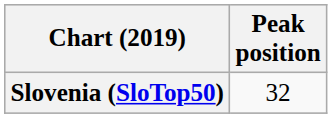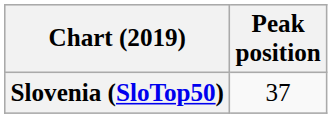(278, 92) 32 -> (278, 92) 37
